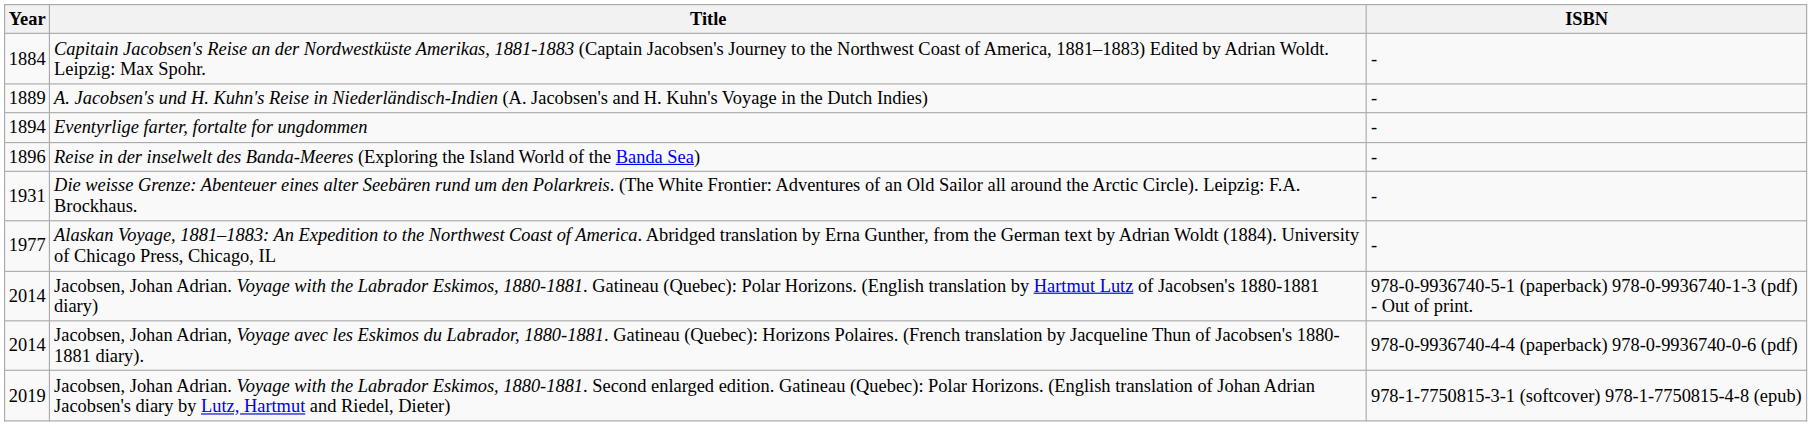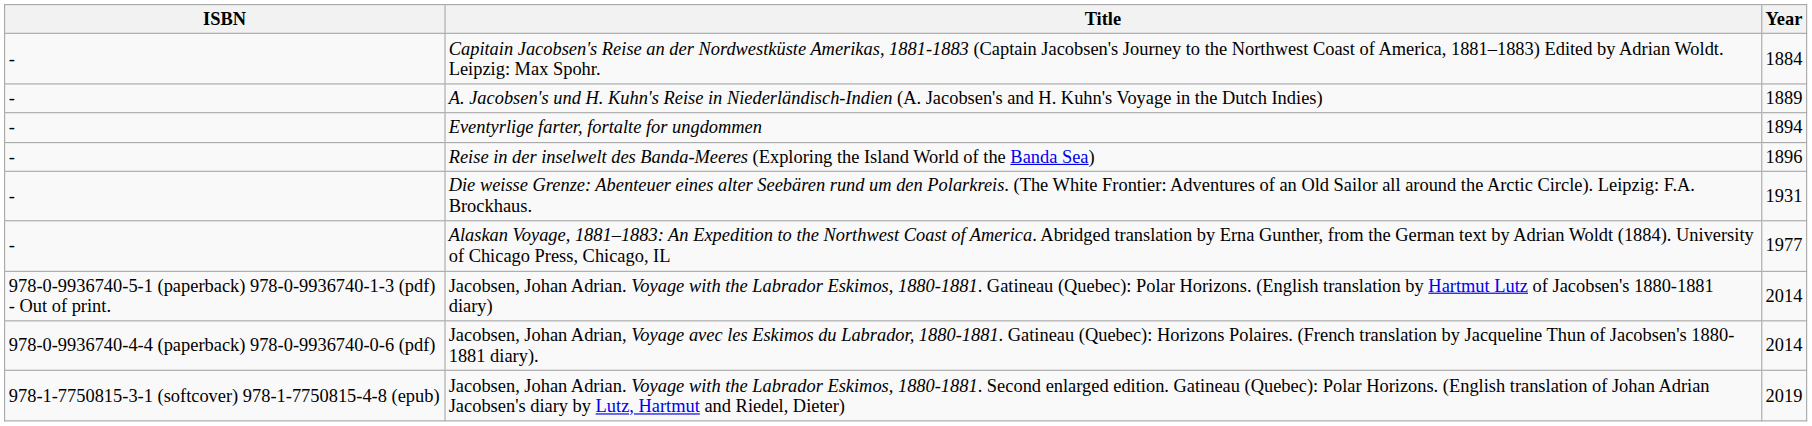columns swapped: (27, 19) <-> (1587, 19)
